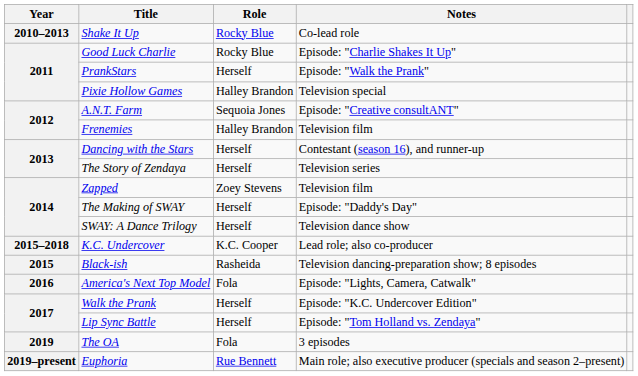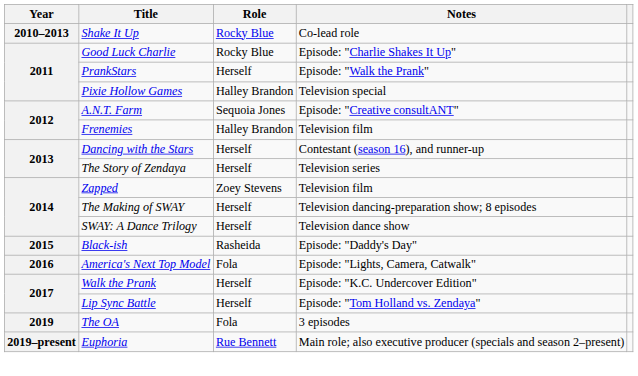(358, 206) Episode: "Daddy's Day" -> (418, 206) Television dancing-preparation show; 8 episodes
- row: (123, 245)
(418, 264) Television dancing-preparation show; 8 episodes -> (358, 245) Episode: "Daddy's Day"
